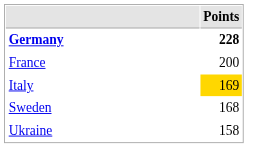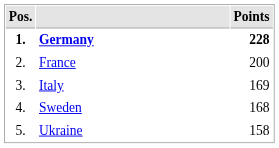+ column: (21, 16)
(229, 85) gold background -> (259, 85) no background
